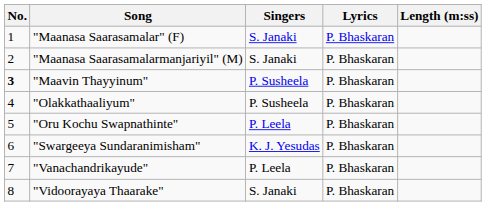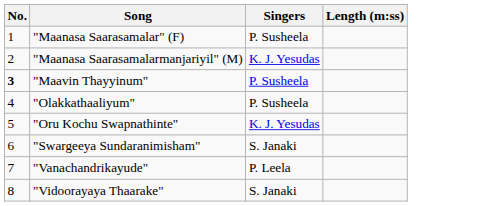- column: (360, 15)
(273, 37) S. Janaki -> (279, 37) P. Susheela
(273, 59) S. Janaki -> (284, 59) K. J. Yesudas
(270, 124) P. Leela -> (284, 124) K. J. Yesudas
(284, 146) K. J. Yesudas -> (273, 146) S. Janaki
